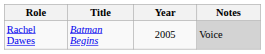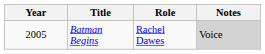columns swapped: (165, 12) <-> (36, 12)
